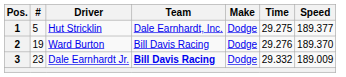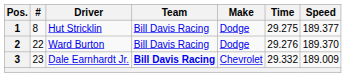(35, 28) 5 -> (35, 28) 8
(178, 28) Dale Earnhardt, Inc. -> (171, 28) Bill Davis Racing
(38, 44) 19 -> (38, 44) 22
(242, 60) Dodge -> (241, 60) Chevrolet
